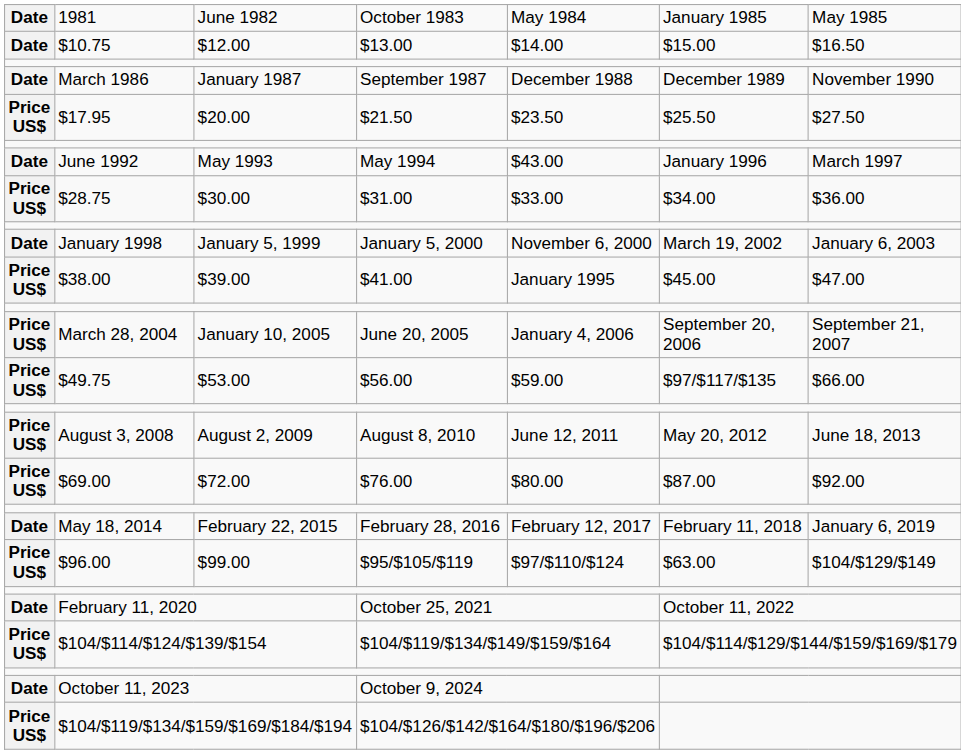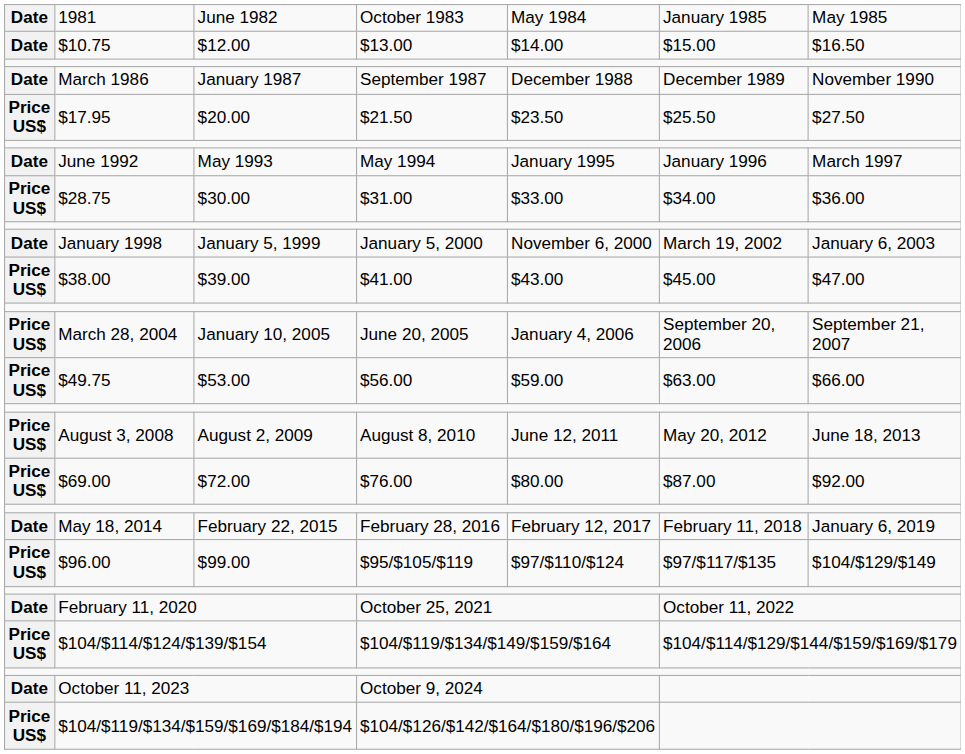(537, 161) $43.00 -> (563, 161) January 1995
(563, 279) January 1995 -> (537, 279) $43.00
(720, 380) $97/$117/$135 -> (689, 380) $63.00
(689, 562) $63.00 -> (720, 562) $97/$117/$135
